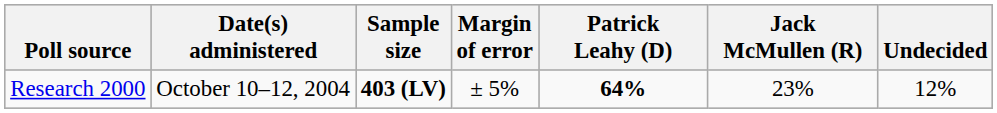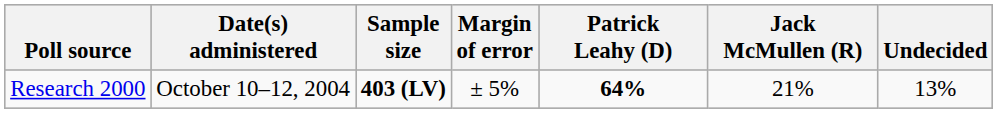(793, 88) 23% -> (793, 88) 21%
(935, 88) 12% -> (935, 88) 13%
